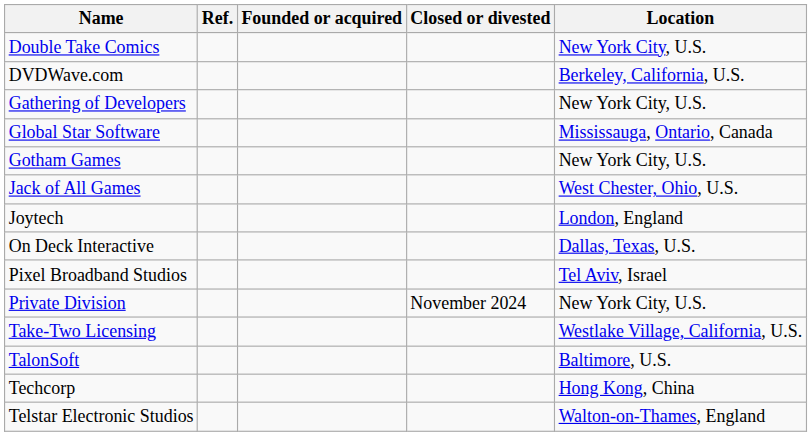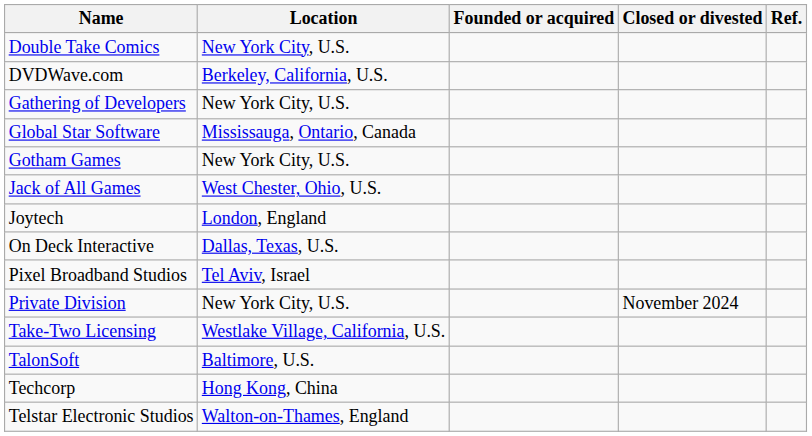columns swapped: (680, 18) <-> (217, 18)
